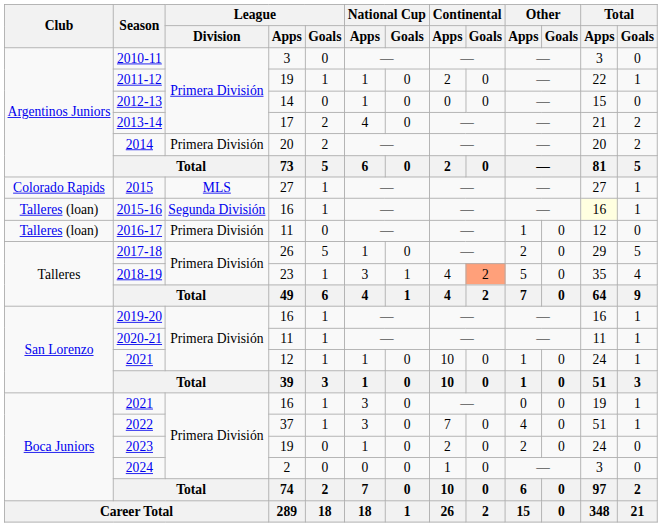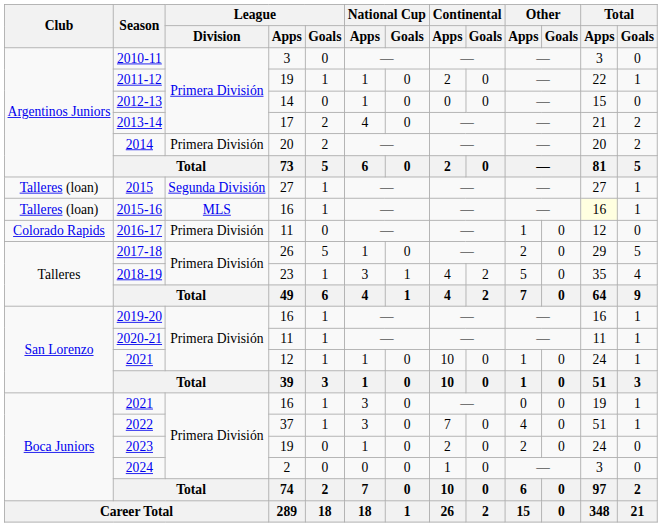(59, 187) Colorado Rapids -> (59, 187) Talleres (loan)
(217, 187) MLS -> (217, 187) Segunda División
(217, 209) Segunda División -> (217, 209) MLS
(59, 230) Talleres (loan) -> (59, 230) Colorado Rapids
(485, 274) lightsalmon background -> (485, 274) no background
